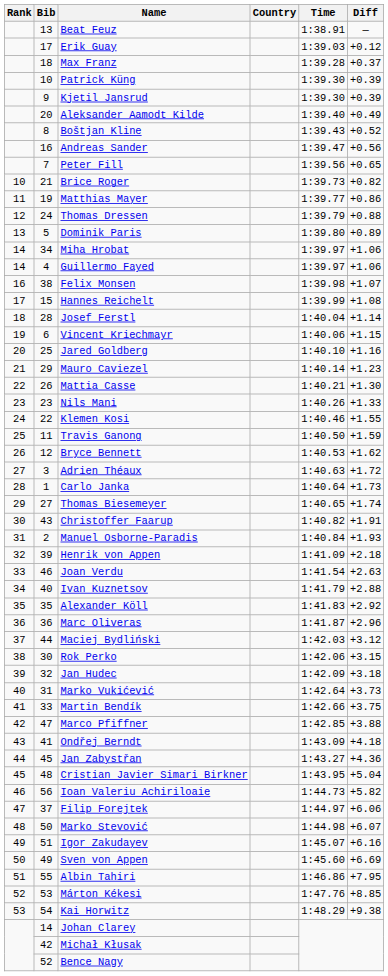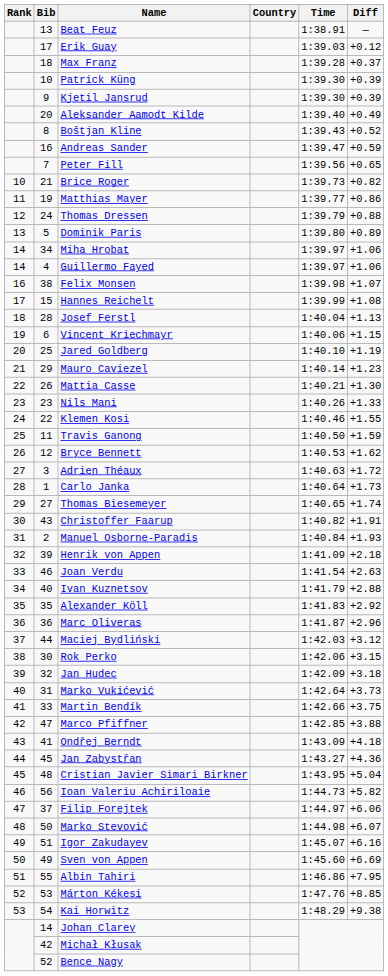(366, 148) +0.56 -> (366, 148) +0.59
(366, 318) +1.14 -> (366, 318) +1.13
(366, 352) +1.16 -> (366, 352) +1.19
